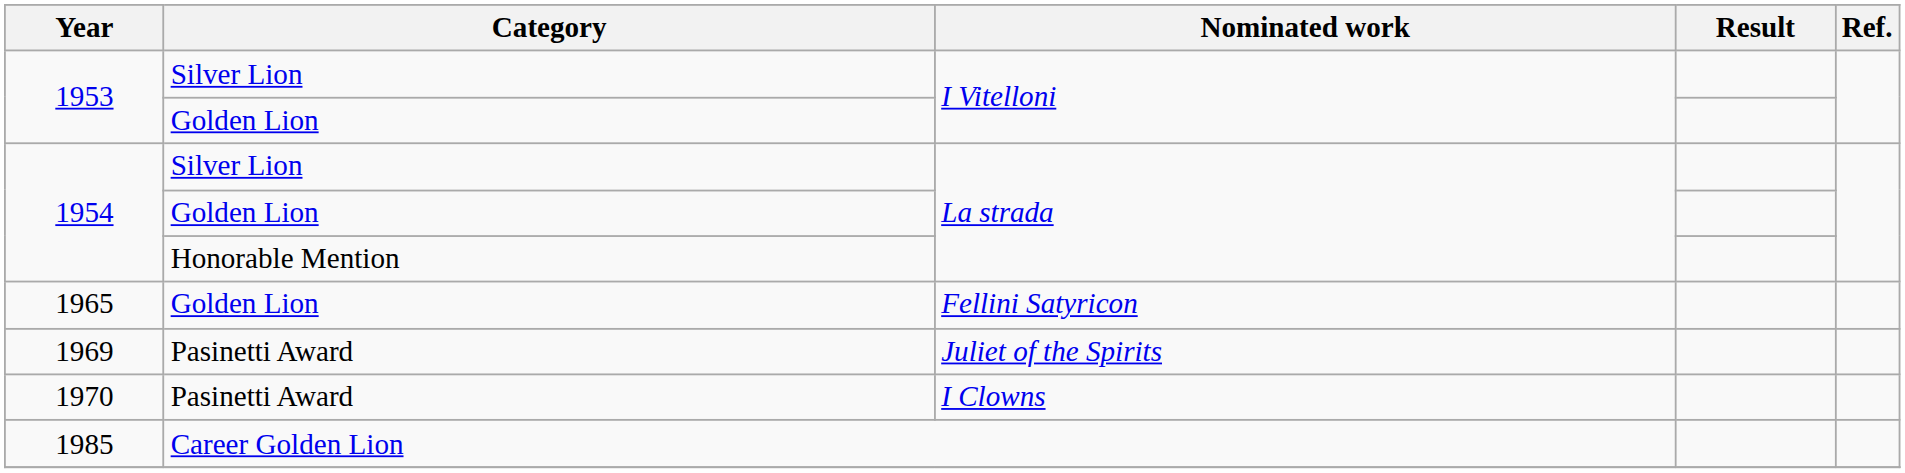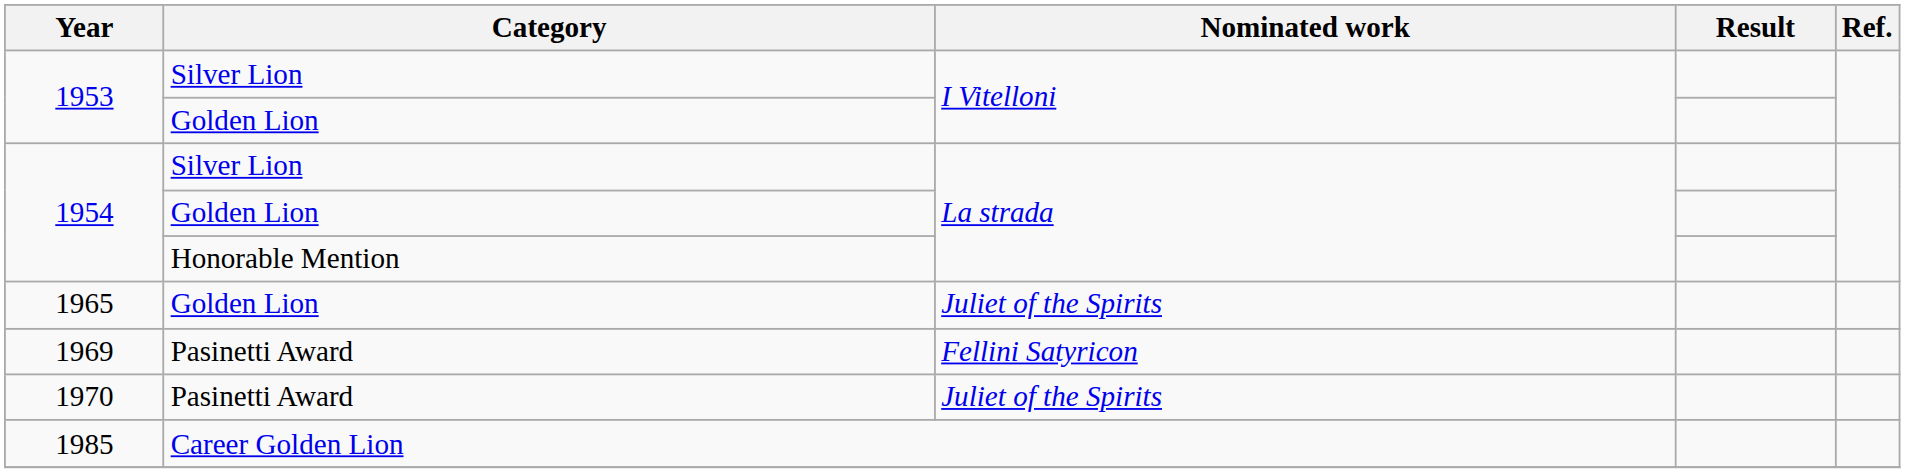(1039, 304) Fellini Satyricon -> (1052, 304) Juliet of the Spirits
(1052, 350) Juliet of the Spirits -> (1039, 350) Fellini Satyricon
(993, 397) I Clowns -> (1052, 397) Juliet of the Spirits
